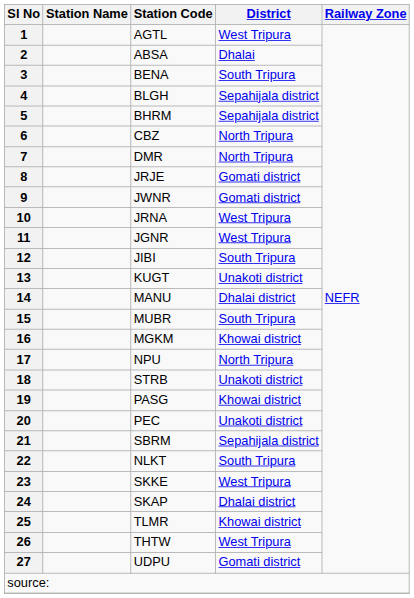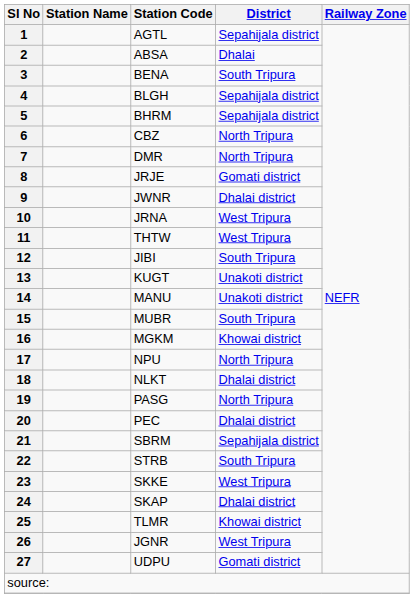(255, 34) West Tripura -> (269, 34) Sepahijala district
(259, 197) Gomati district -> (257, 197) Dhalai district
(151, 237) JGNR -> (152, 237) THTW
(257, 298) Dhalai district -> (260, 298) Unakoti district
(151, 380) STRB -> (150, 380) NLKT
(260, 380) Unakoti district -> (257, 380) Dhalai district
(260, 400) Khowai district -> (256, 400) North Tripura
(260, 420) Unakoti district -> (257, 420) Dhalai district
(150, 461) NLKT -> (151, 461) STRB
(152, 542) THTW -> (151, 542) JGNR
